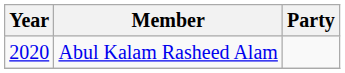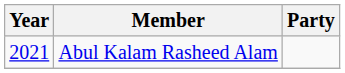(29, 52) 2020 -> (29, 52) 2021
